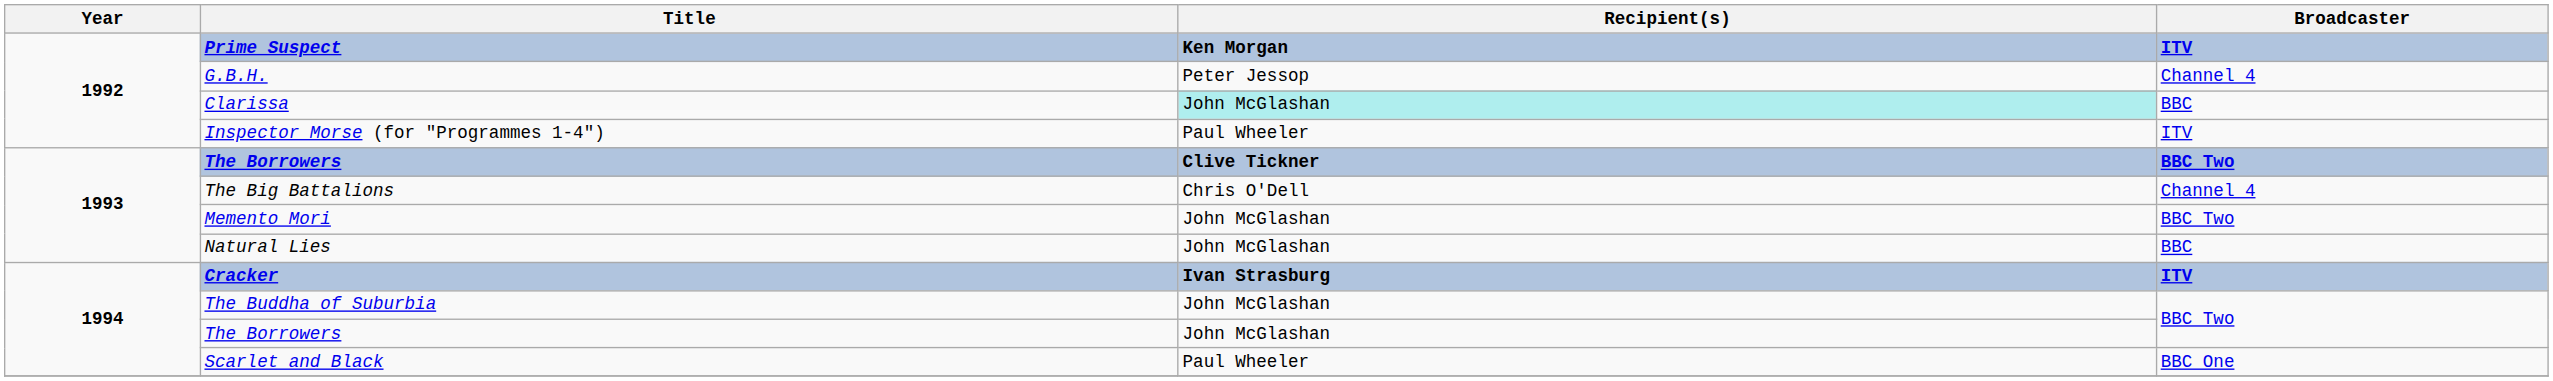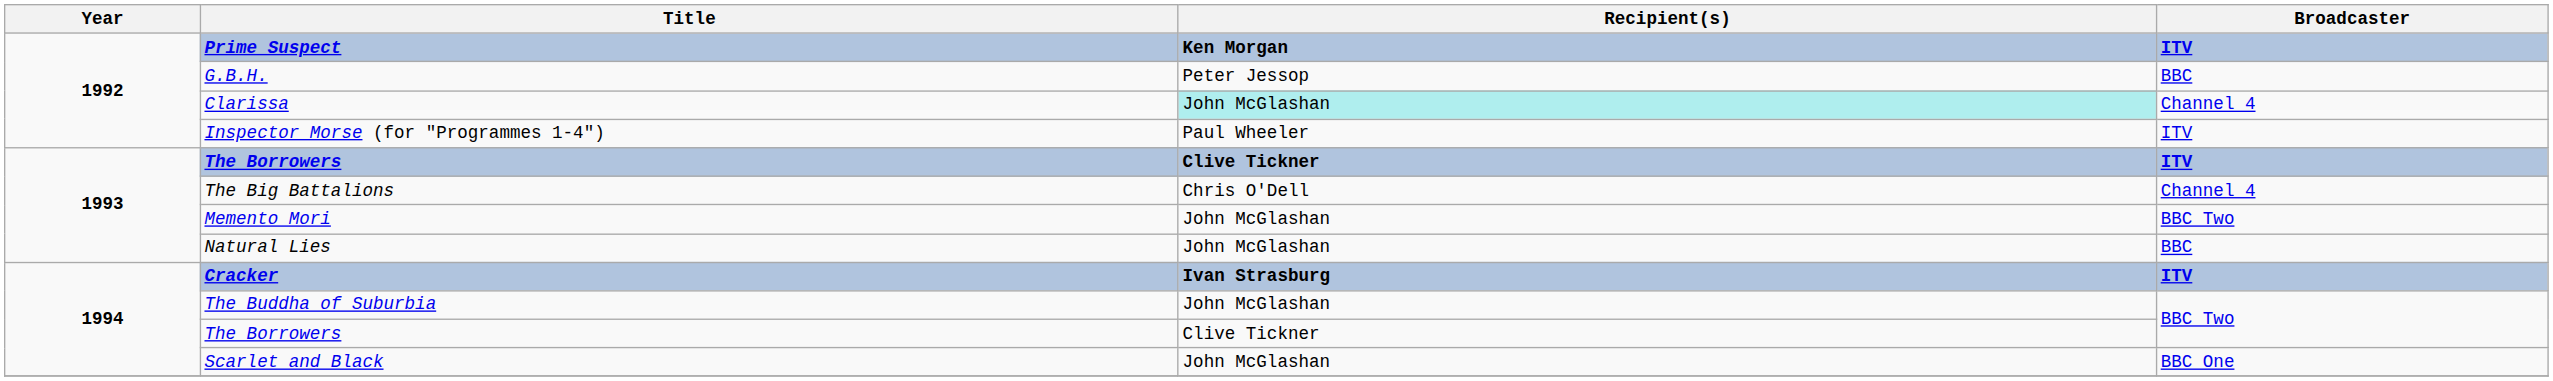(2208, 76) Channel 4 -> (2177, 76) BBC
(2177, 105) BBC -> (2208, 105) Channel 4
(2198, 162) BBC Two -> (2177, 162) ITV
(1256, 334) John McGlashan -> (1251, 334) Clive Tickner
(1246, 362) Paul Wheeler -> (1256, 362) John McGlashan
